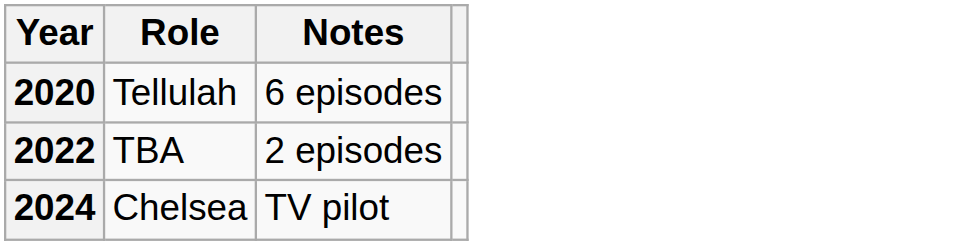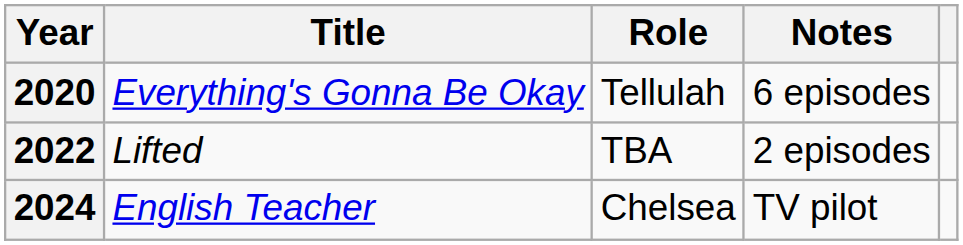+ column: (348, 33)
